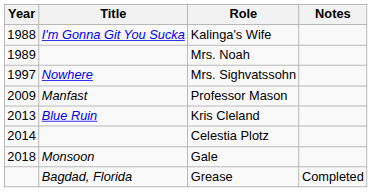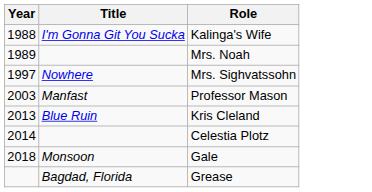- column: (333, 14)
(22, 95) 2009 -> (22, 95) 2003
